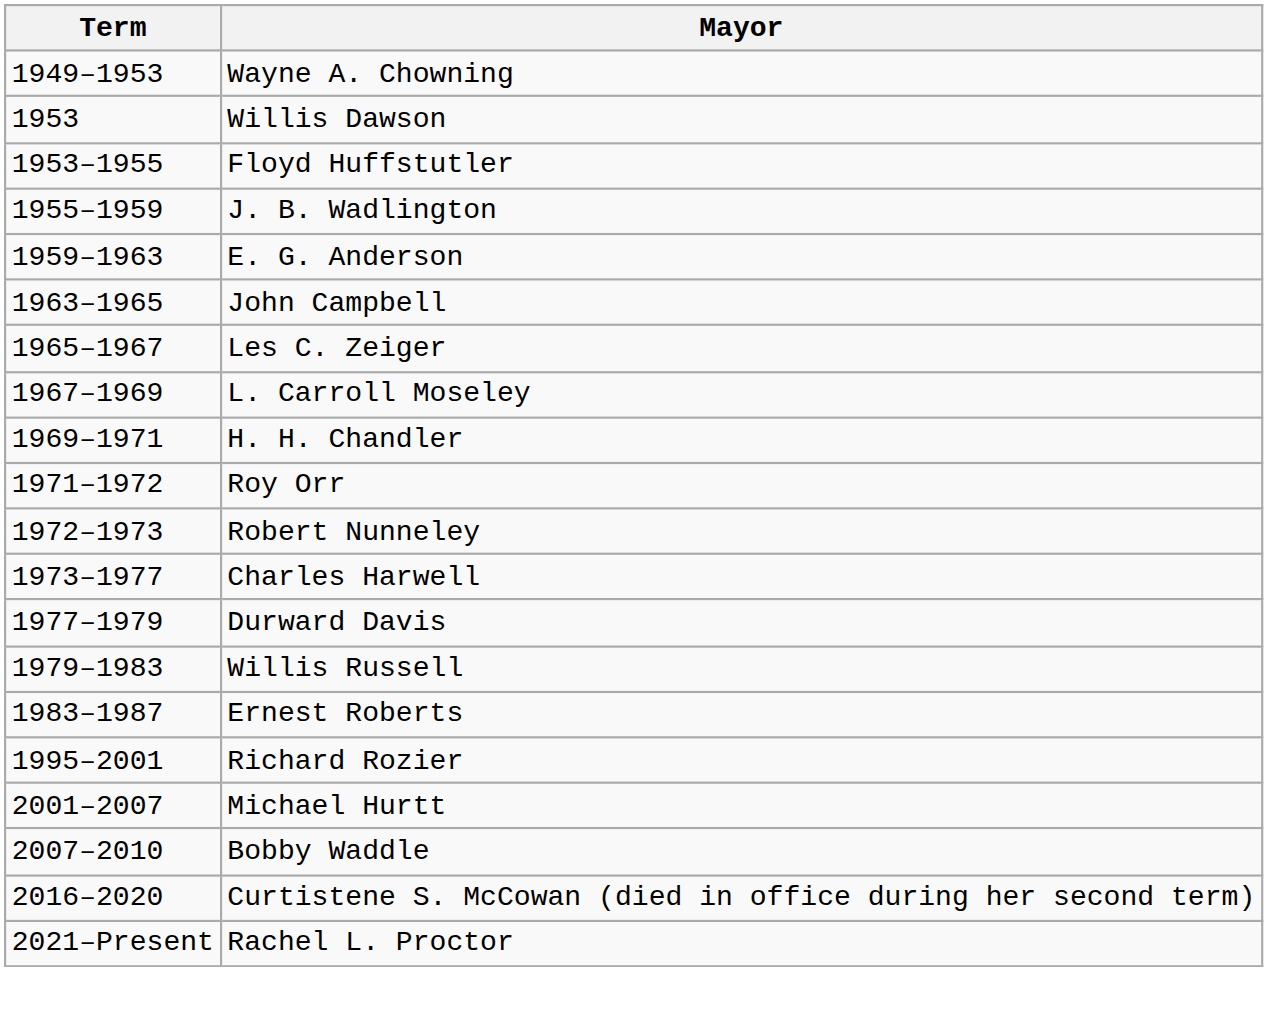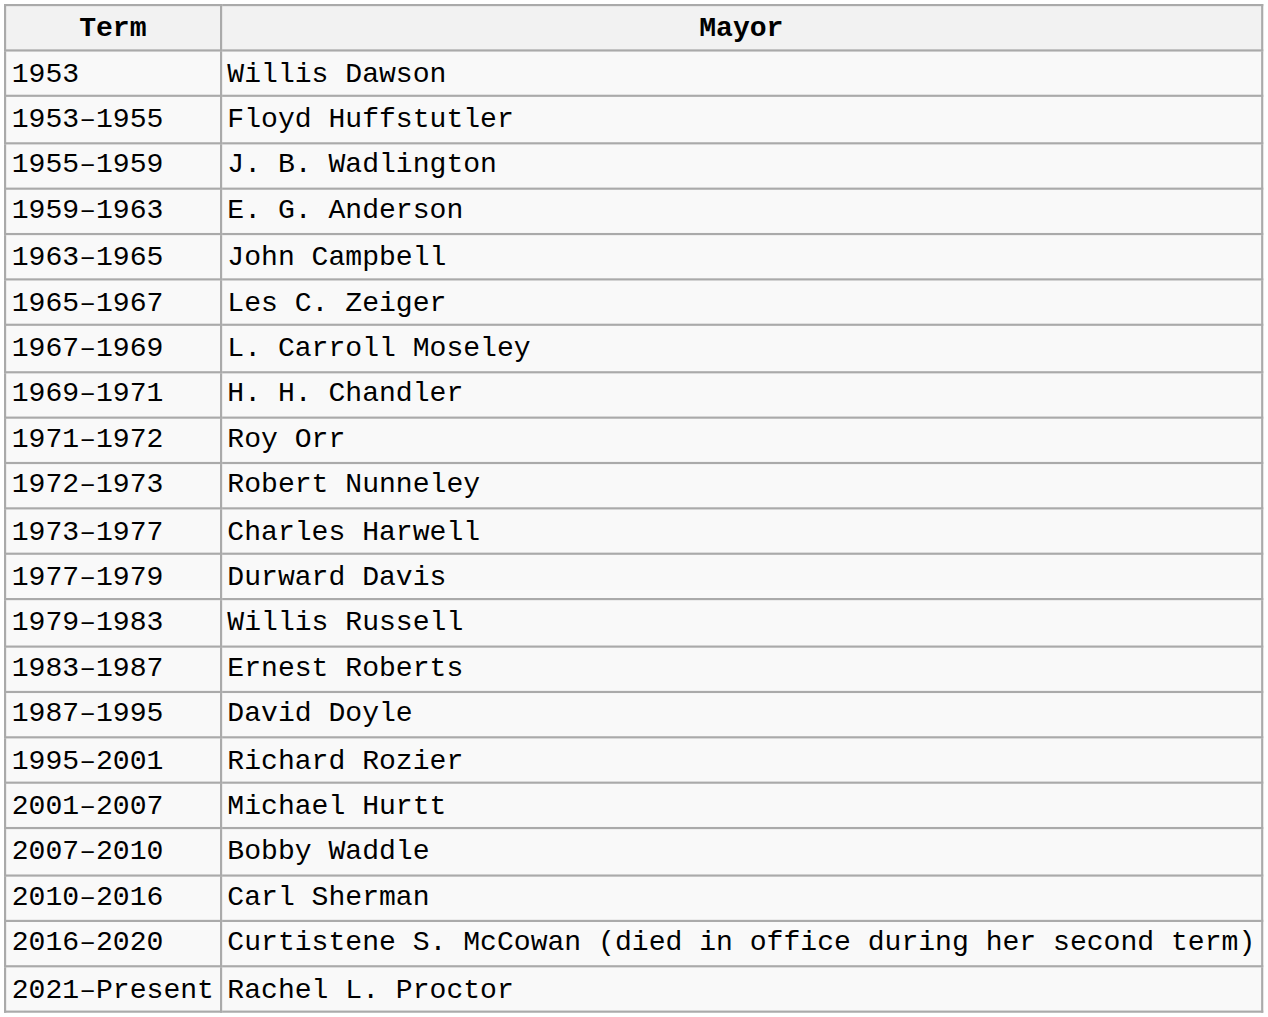- row: (371, 74)
+ row: (320, 714)
+ row: (328, 897)
